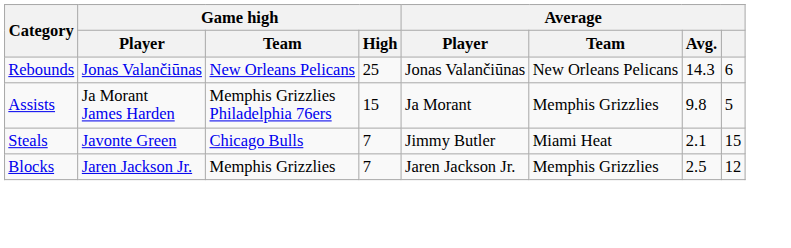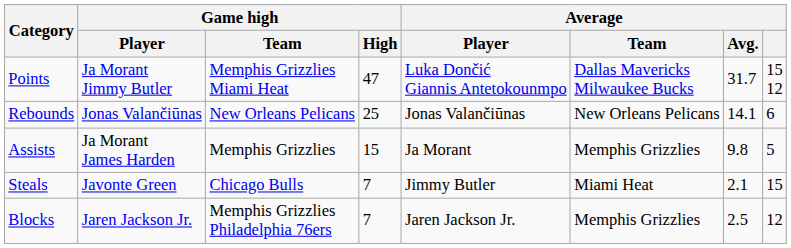+ row: (29, 79)
(700, 69) 14.3 -> (742, 114) 14.1
(272, 105) Memphis Grizzlies Philadelphia 76ers -> (272, 149) Memphis Grizzlies
(272, 166) Memphis Grizzlies -> (272, 220) Memphis Grizzlies Philadelphia 76ers
